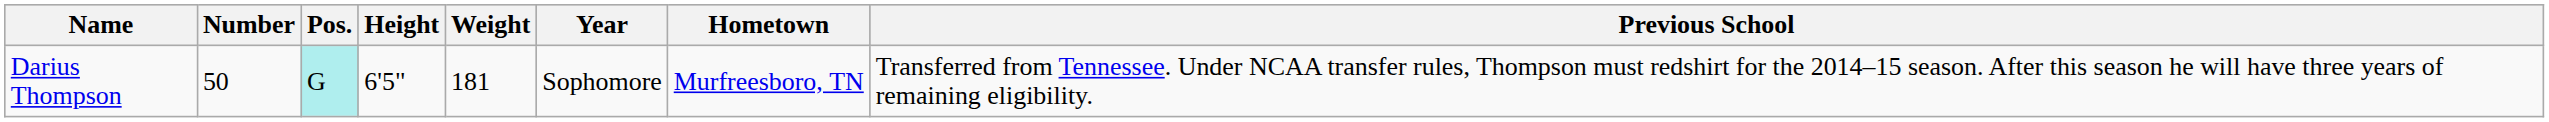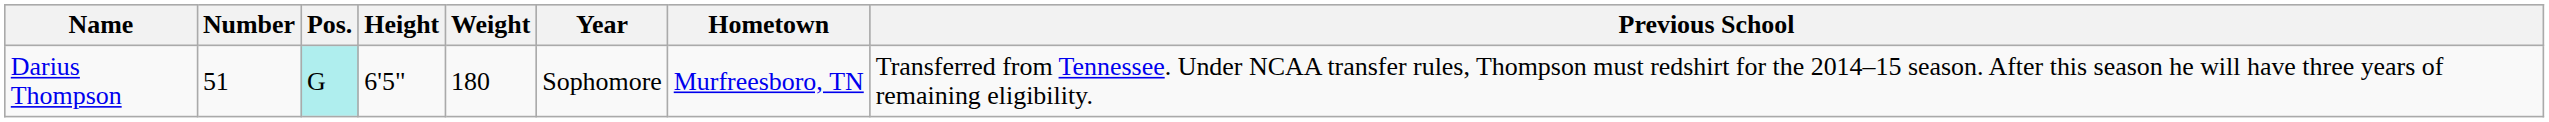(216, 80) 50 -> (216, 80) 51
(471, 80) 181 -> (471, 80) 180
